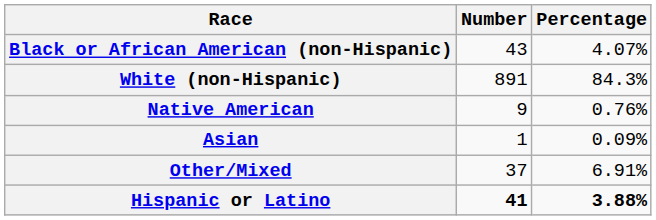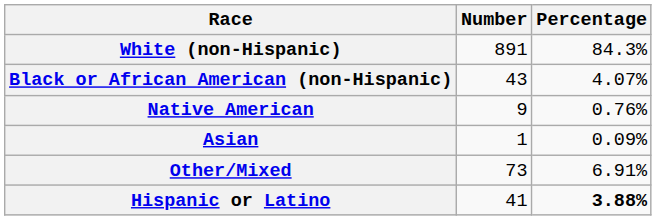rows swapped: (231, 80) <-> (231, 50)
(516, 170) 37 -> (516, 170) 73
(516, 200) bold -> (516, 200) normal
